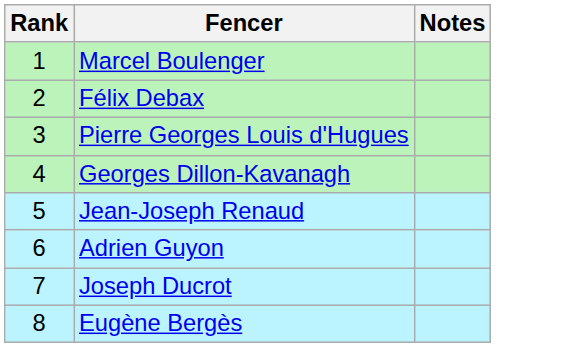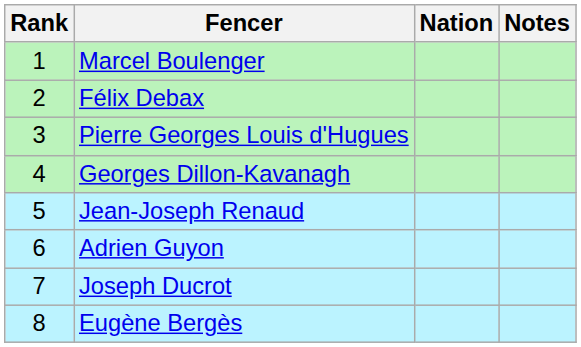+ column: (456, 23)
